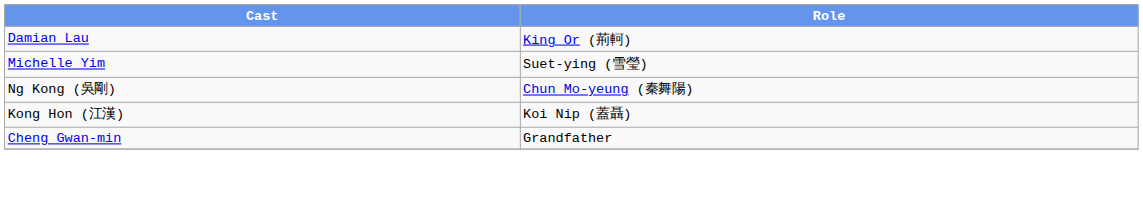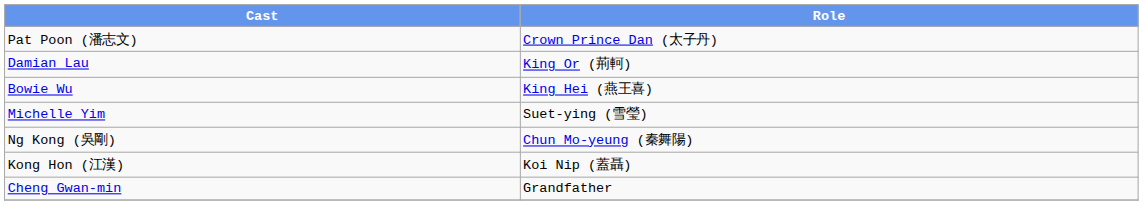+ row: (73, 40)
+ row: (40, 89)
